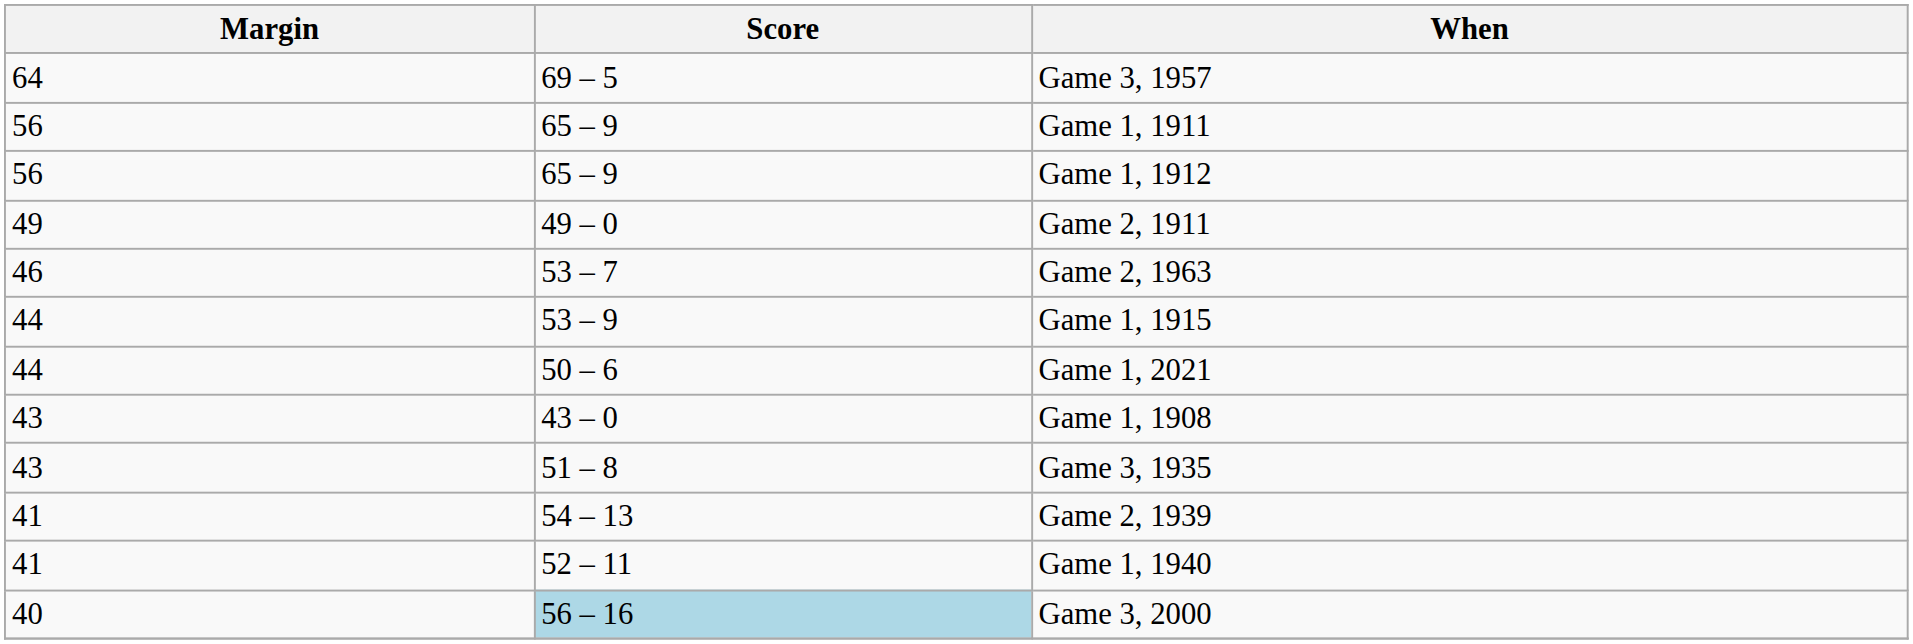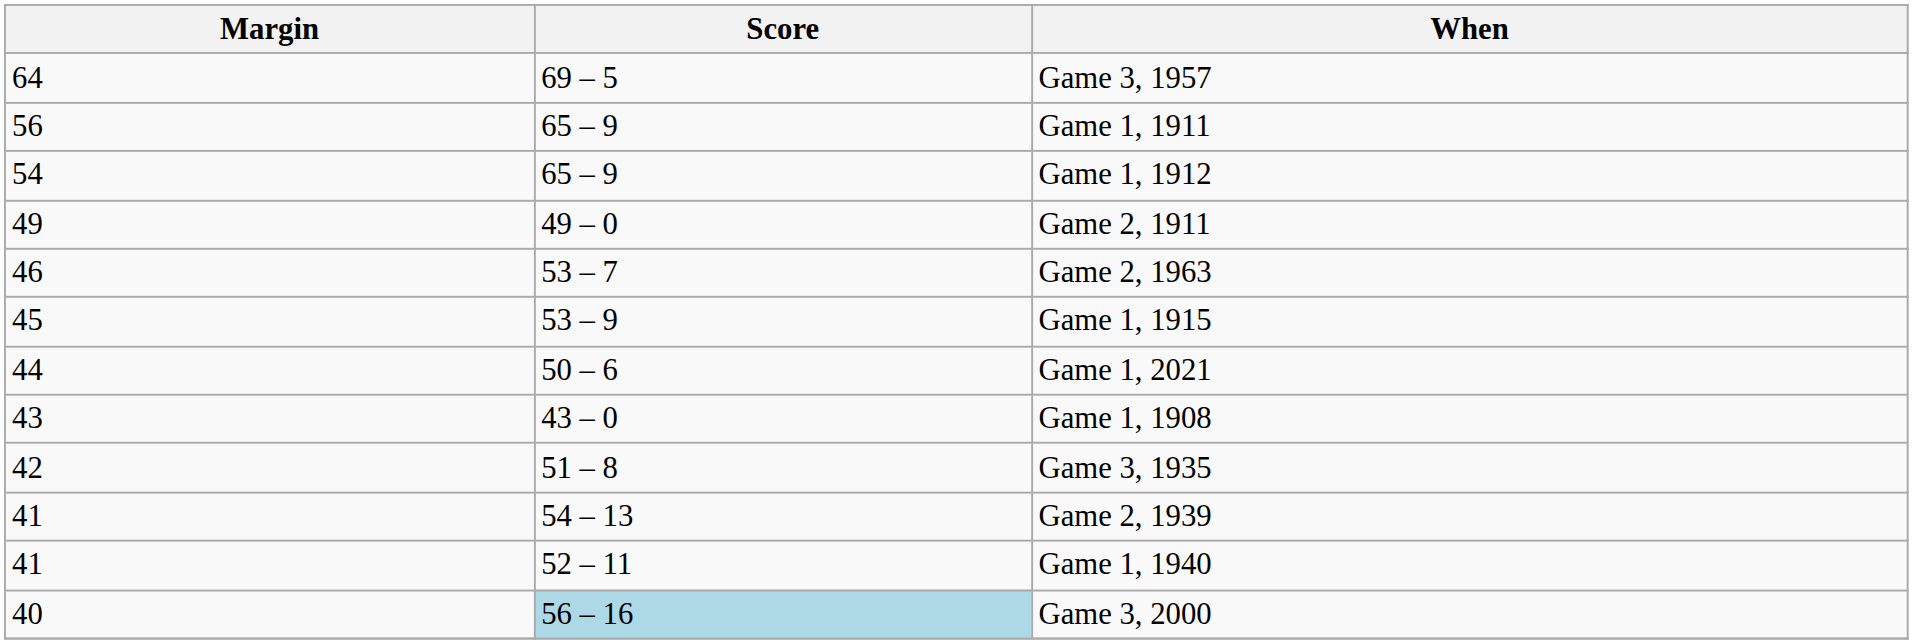(27, 175) 56 -> (27, 175) 54
(27, 321) 44 -> (27, 321) 45
(27, 467) 43 -> (27, 467) 42
